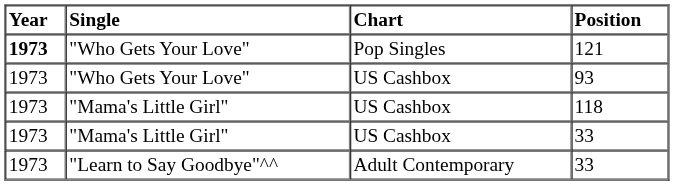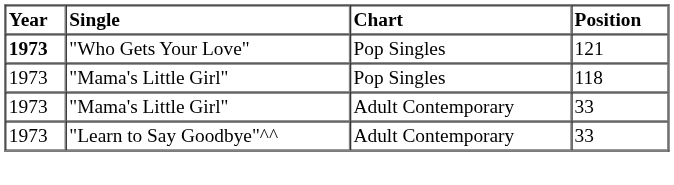- row: (160, 77)
(402, 106) US Cashbox -> (399, 77) Pop Singles
(402, 135) US Cashbox -> (434, 106) Adult Contemporary
